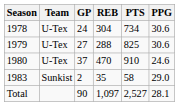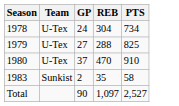- column: (162, 12)
